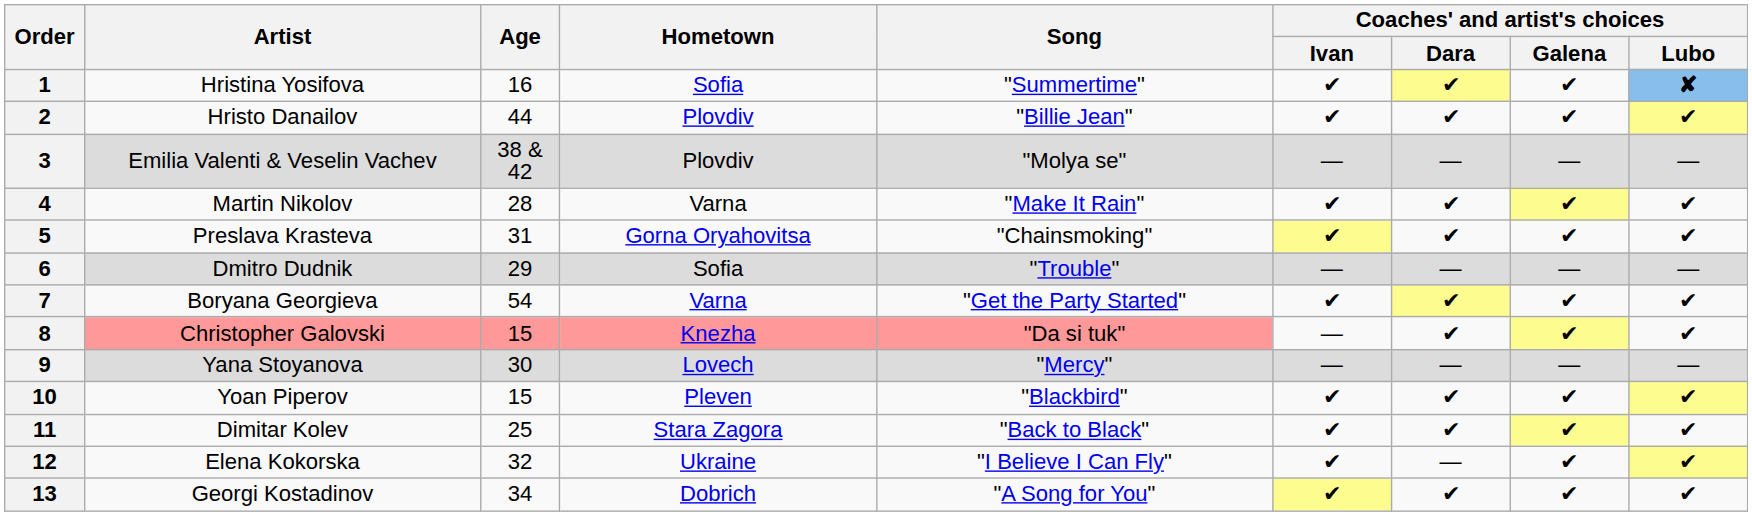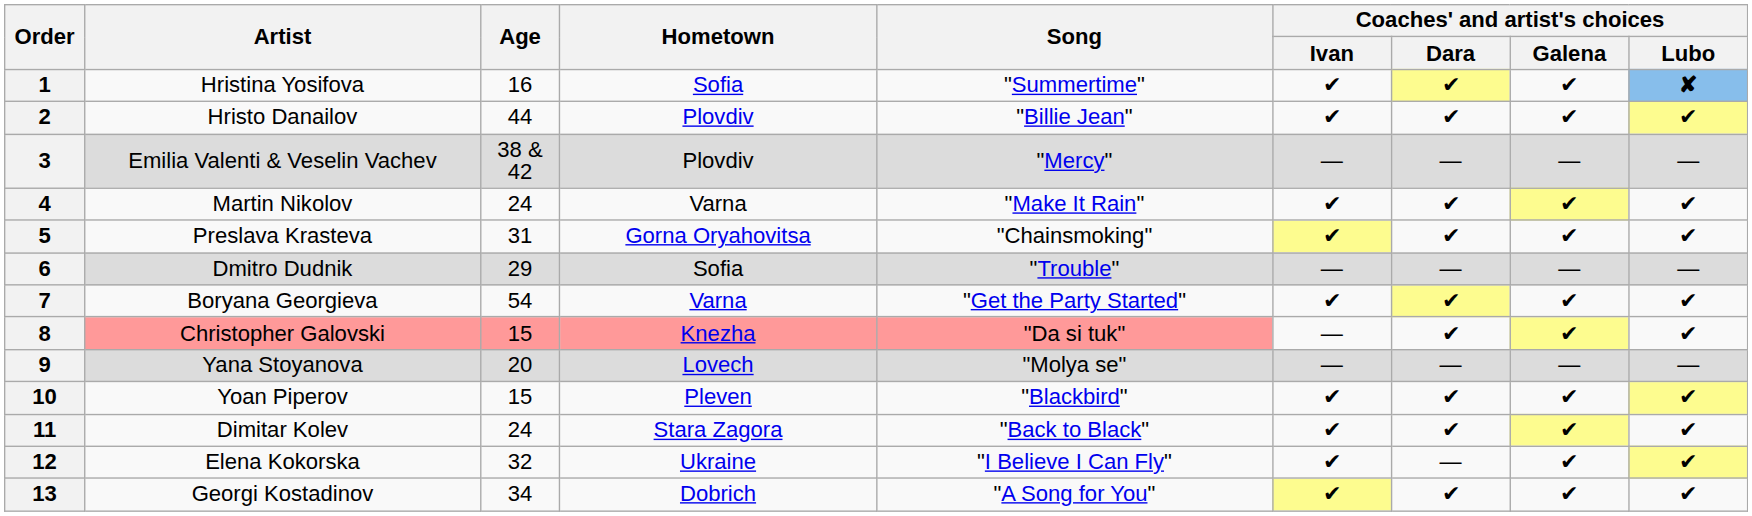(1074, 160) "Molya se" -> (1074, 160) "Mercy"
(520, 203) 28 -> (520, 203) 24
(520, 365) 30 -> (520, 365) 20
(1074, 365) "Mercy" -> (1074, 365) "Molya se"
(520, 429) 25 -> (520, 429) 24
